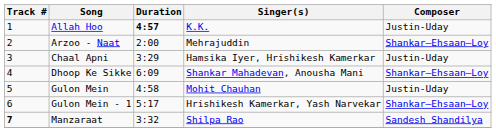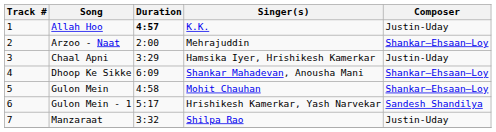(417, 89) Justin-Uday -> (437, 89) Shankar–Ehsaan–Loy
(437, 105) Shankar–Ehsaan–Loy -> (434, 105) Sandesh Shandilya
(10, 120) bold -> (10, 120) normal
(434, 120) Sandesh Shandilya -> (417, 120) Justin-Uday
